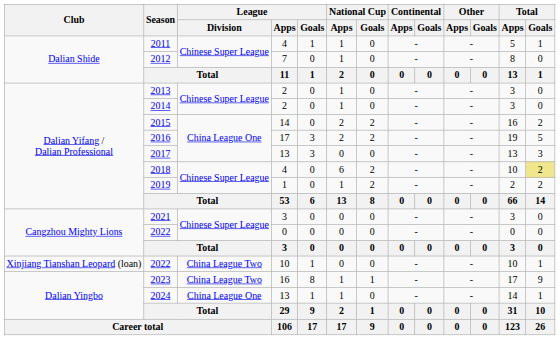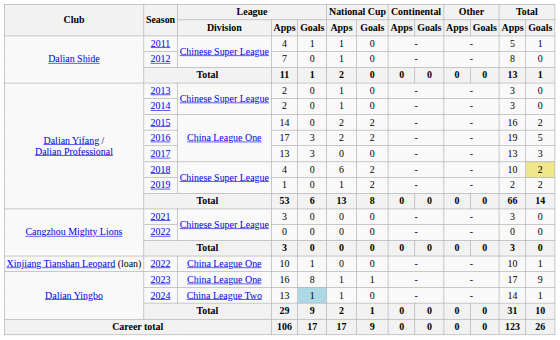(224, 264) China League Two -> (224, 264) China League One
(224, 279) China League Two -> (224, 279) China League One
(224, 295) China League One -> (224, 295) China League Two
(312, 295) no background -> (312, 295) lightblue background
